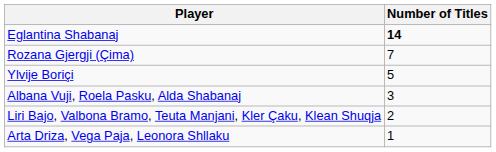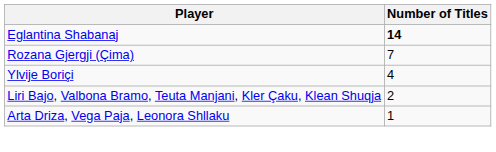(391, 75) 5 -> (391, 75) 4
- row: (124, 95)
